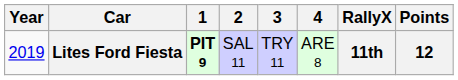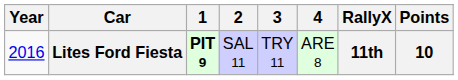(26, 53) 2019 -> (26, 53) 2016
(424, 53) 12 -> (424, 53) 10
